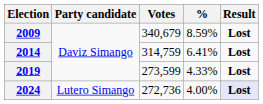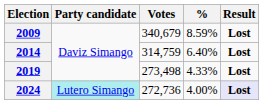(202, 52) 6.41% -> (202, 52) 6.40%
(161, 71) 273,599 -> (161, 71) 273,498
(95, 90) no background -> (95, 90) paleturquoise background
